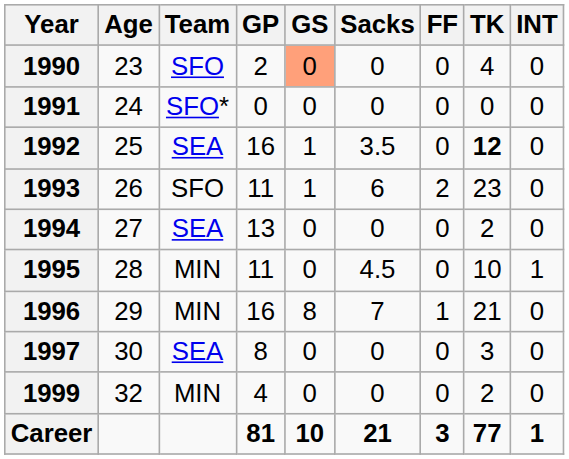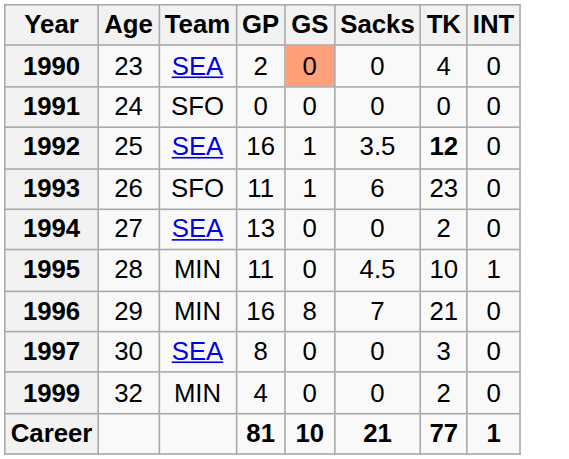- column: (442, 24)
(197, 65) SFO -> (197, 65) SEA
(197, 106) SFO* -> (197, 106) SFO
